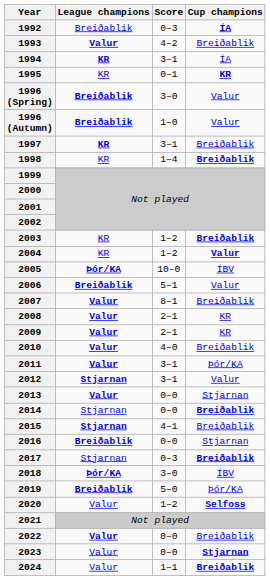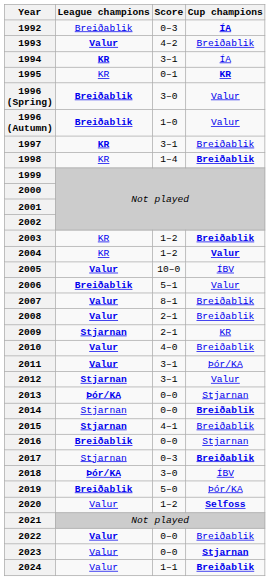(104, 270) Þór/KA -> (104, 270) Valur
(225, 317) KR -> (225, 317) Breiðablik
(104, 332) Valur -> (104, 332) Stjarnan
(104, 395) Valur -> (104, 395) Þór/KA
